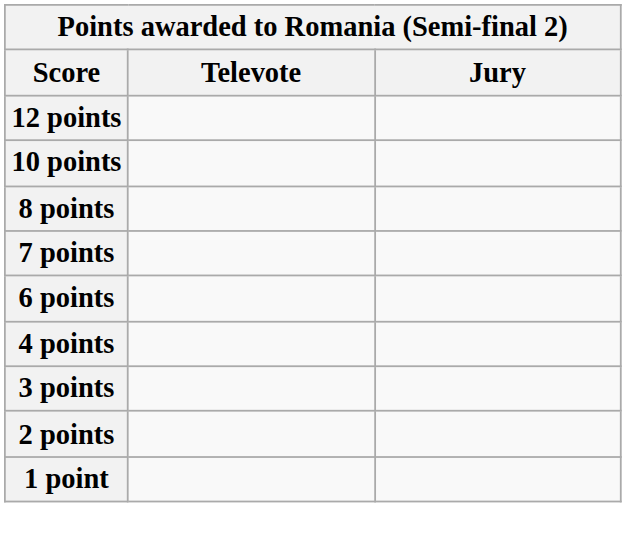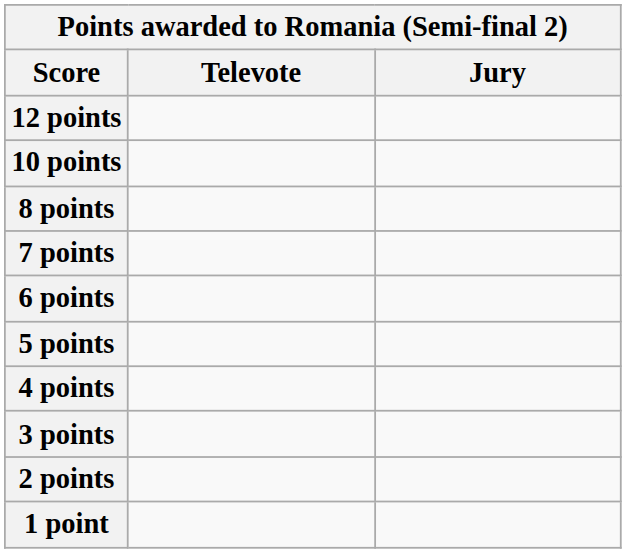+ row: (66, 343)
